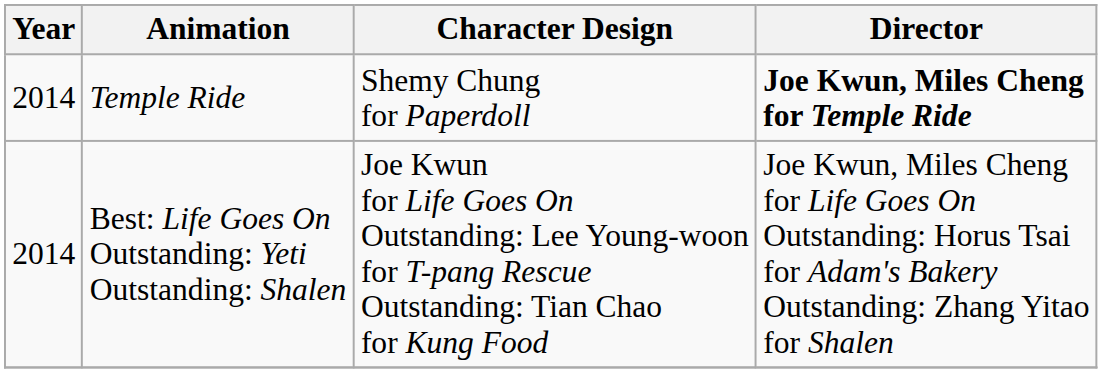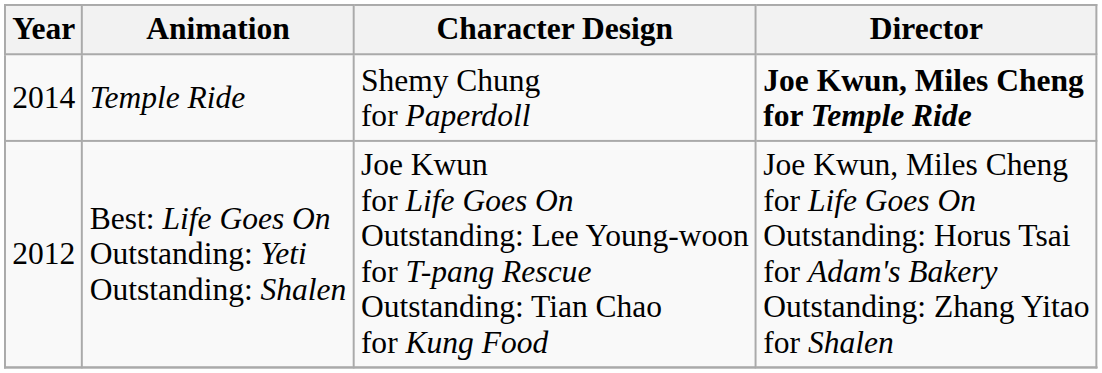(44, 253) 2014 -> (44, 253) 2012
